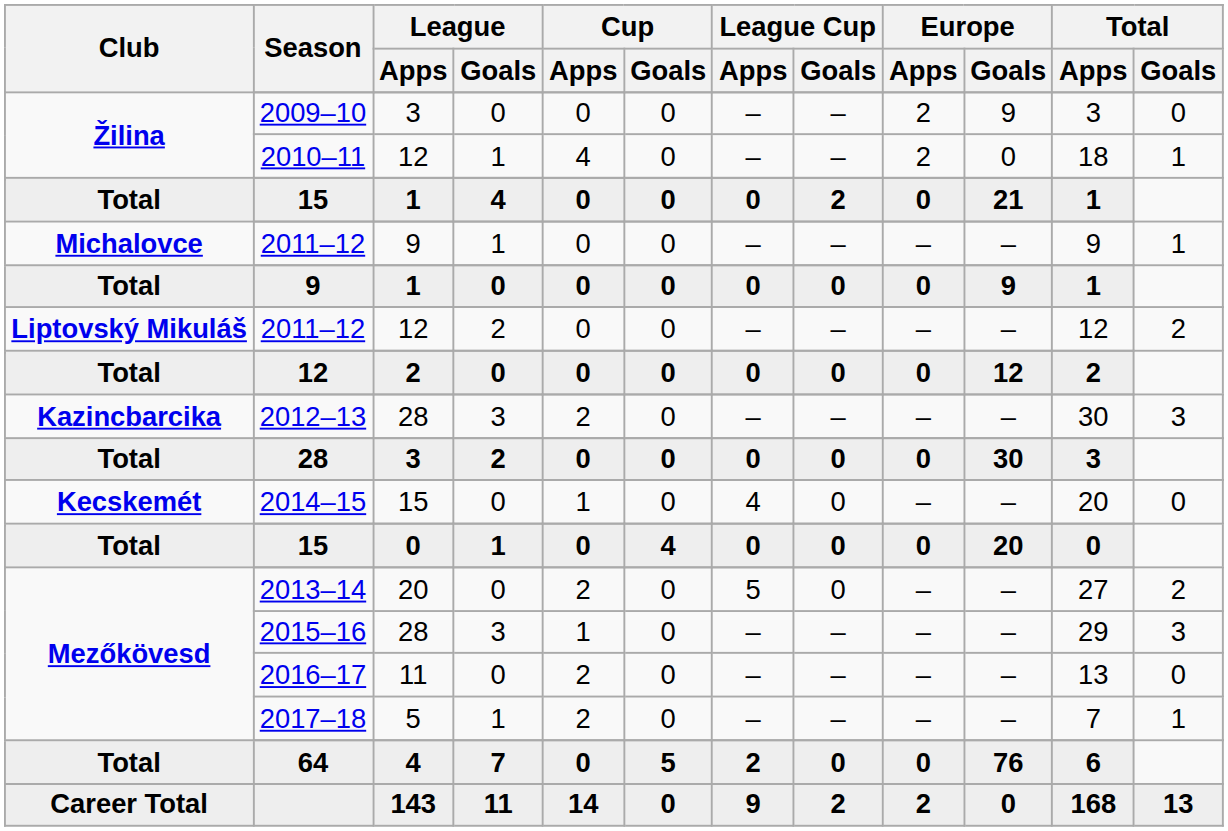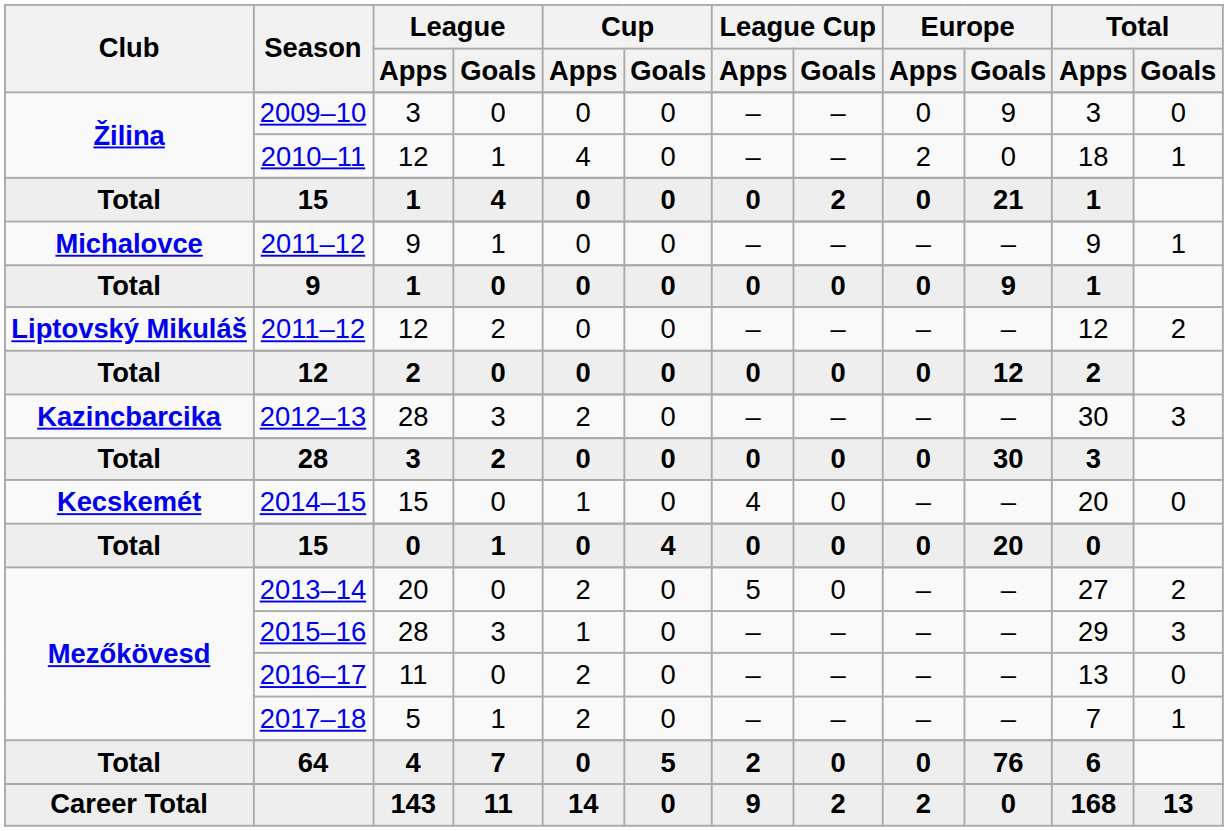(923, 113) 2 -> (923, 113) 0
